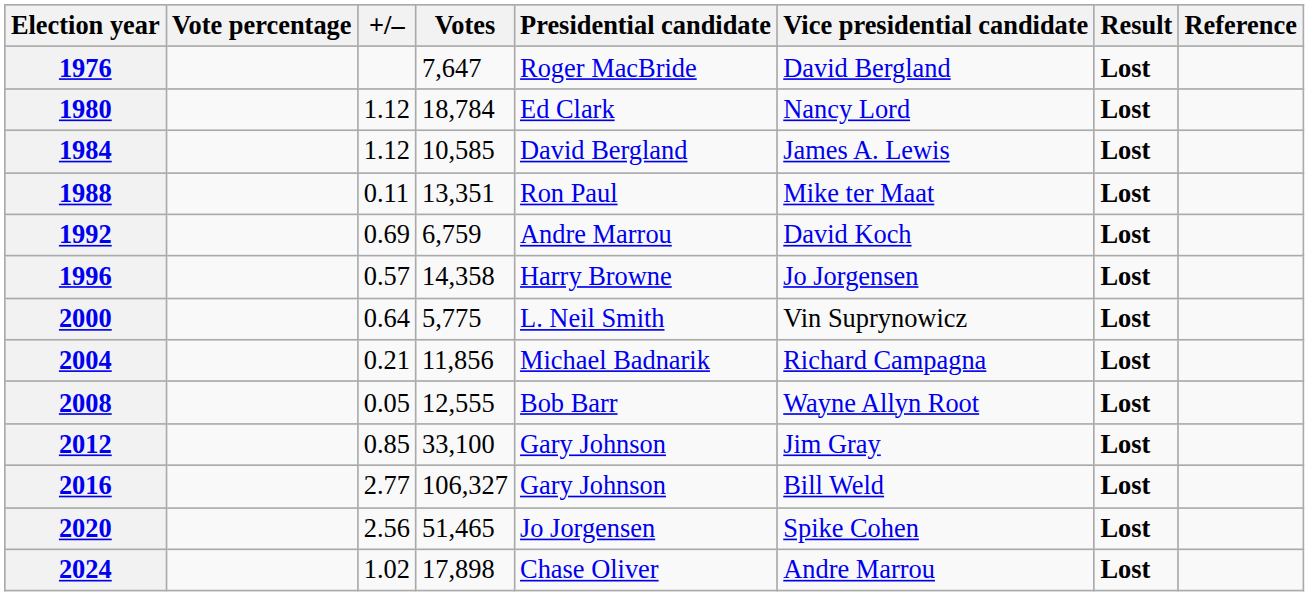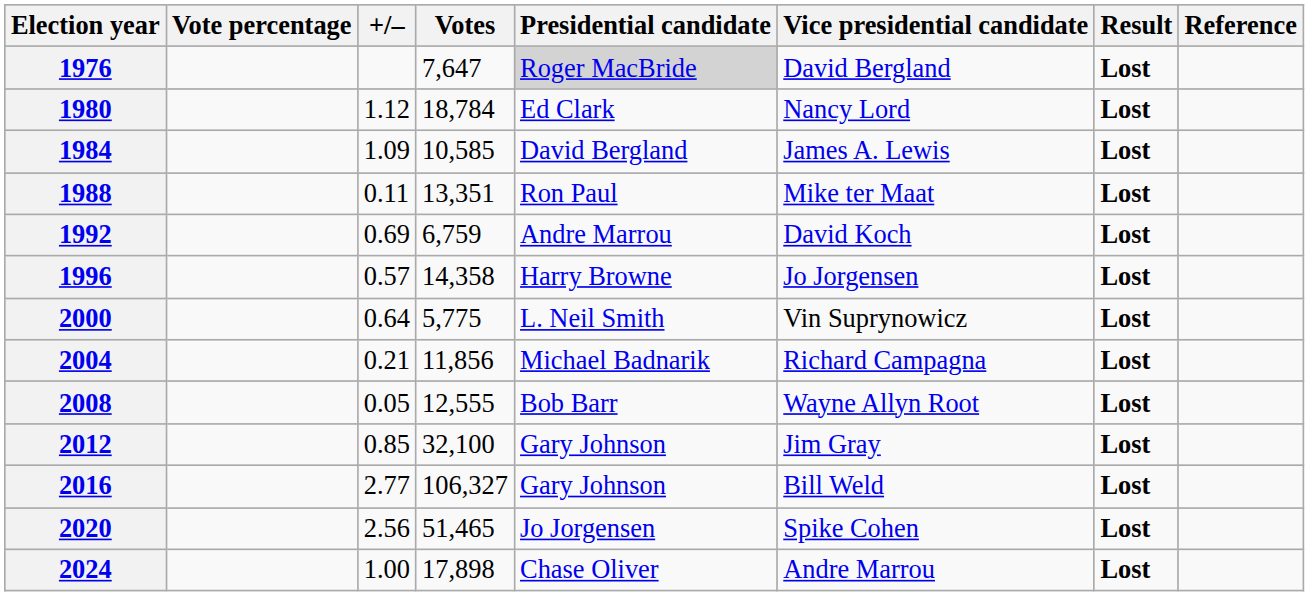(608, 67) no background -> (608, 67) lightgrey background
(387, 151) 1.12 -> (387, 151) 1.09
(458, 444) 33,100 -> (458, 444) 32,100
(387, 569) 1.02 -> (387, 569) 1.00
